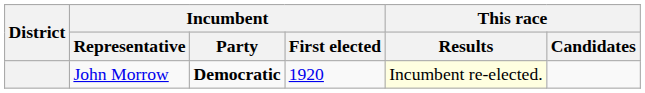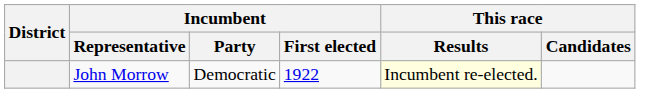(237, 74) bold -> (235, 74) normal
(306, 74) 1920 -> (301, 74) 1922
